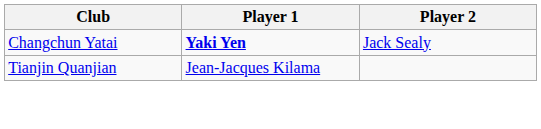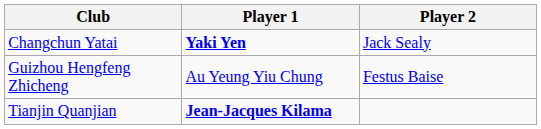+ row: (69, 76)
(253, 67) normal -> (259, 111) bold
